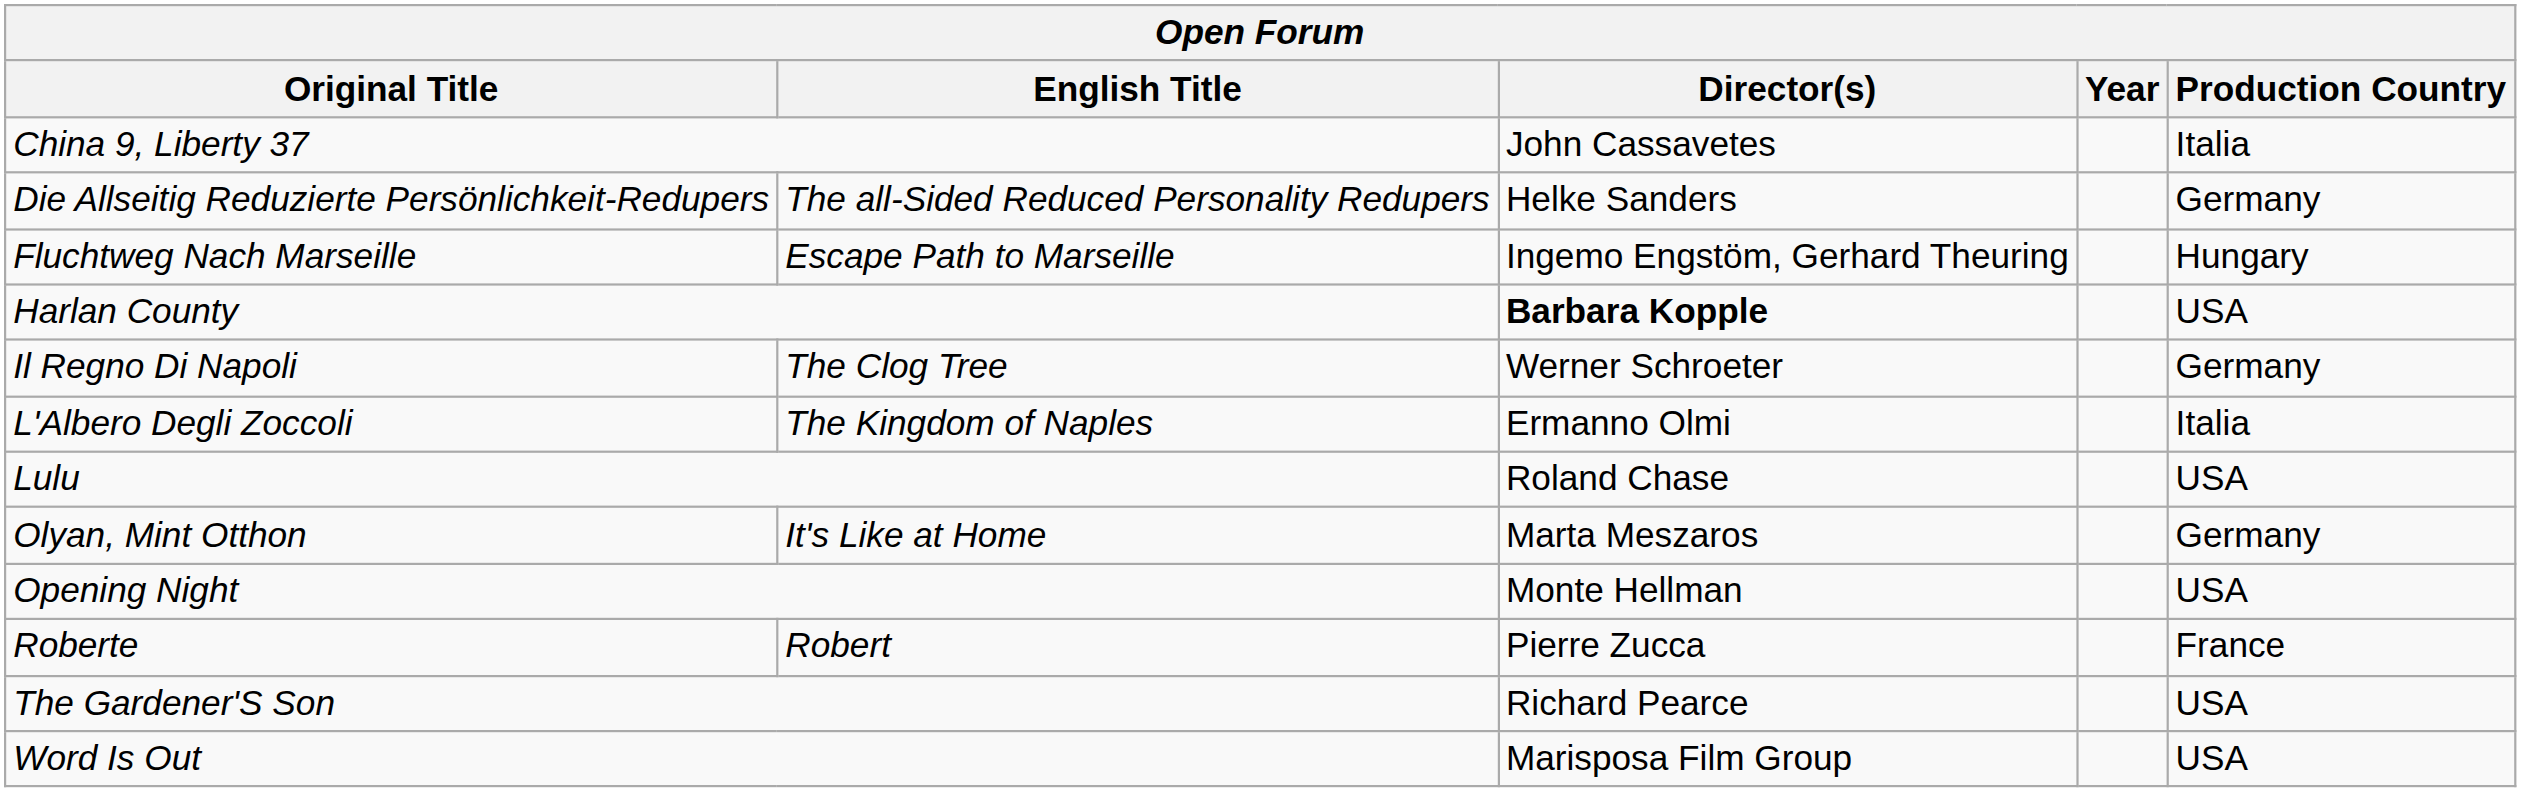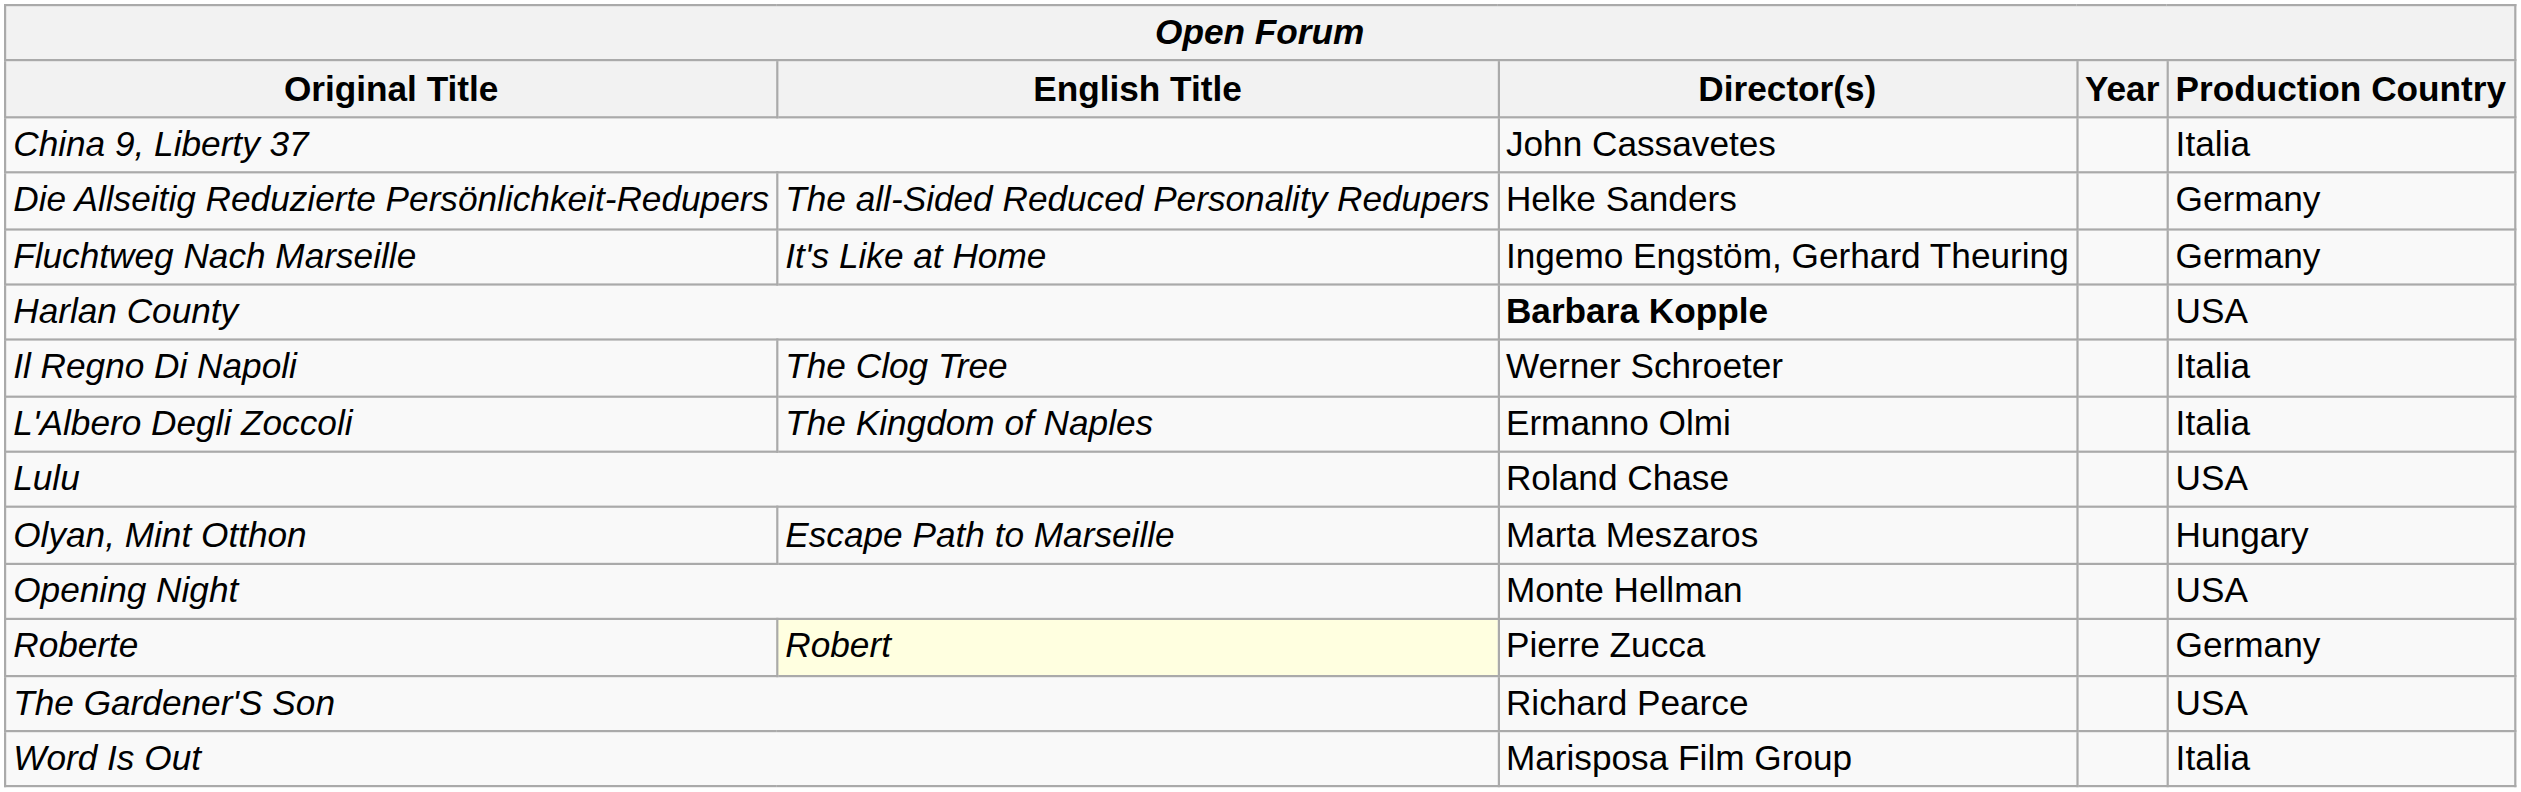(980, 255) Escape Path to Marseille -> (916, 255) It's Like at Home
(2242, 255) Hungary -> (2248, 255) Germany
(2248, 367) Germany -> (2213, 367) Italia
(916, 534) It's Like at Home -> (980, 534) Escape Path to Marseille
(2248, 534) Germany -> (2242, 534) Hungary
(838, 646) no background -> (838, 646) lightyellow background
(2230, 646) France -> (2248, 646) Germany
(2212, 758) USA -> (2213, 758) Italia
